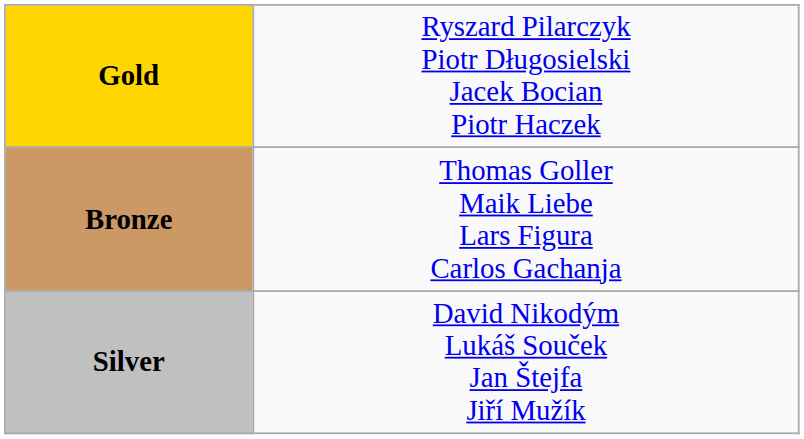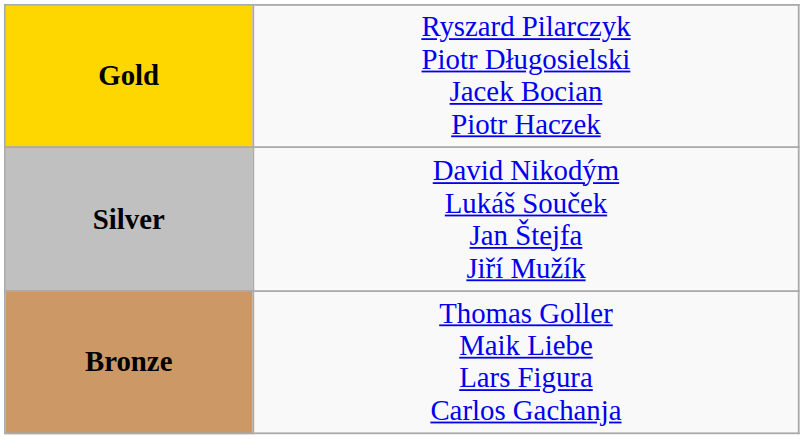rows swapped: (129, 361) <-> (129, 218)
